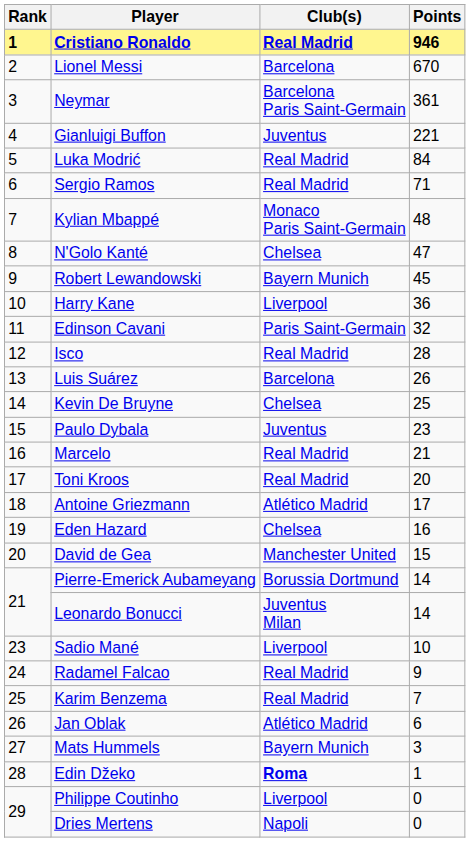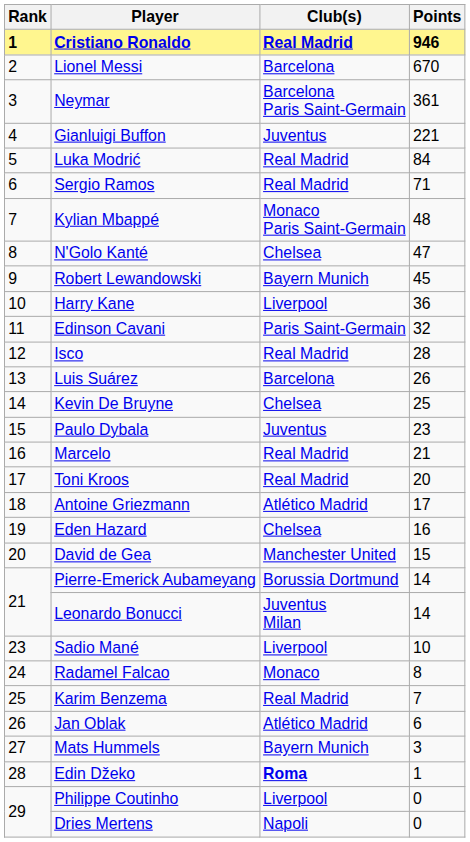(306, 673) Real Madrid -> (291, 673) Monaco
(417, 673) 9 -> (417, 673) 8
